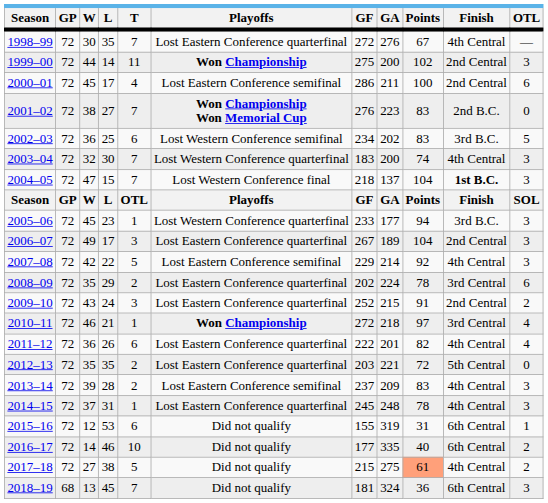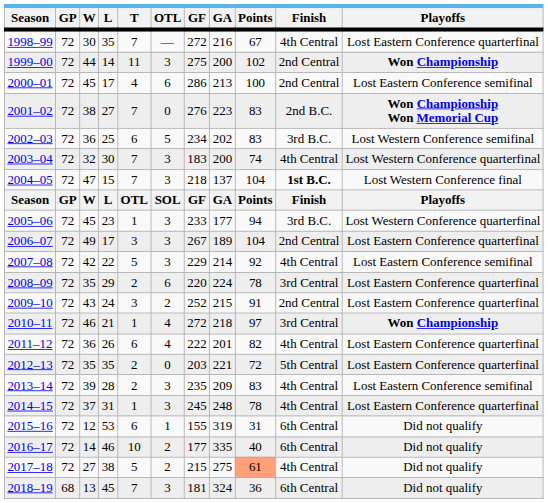columns swapped: (527, 18) <-> (251, 18)
(390, 41) 276 -> (222, 41) 216
(390, 82) 211 -> (222, 82) 213
(364, 282) 202 -> (197, 282) 220
(364, 385) 237 -> (197, 385) 235
